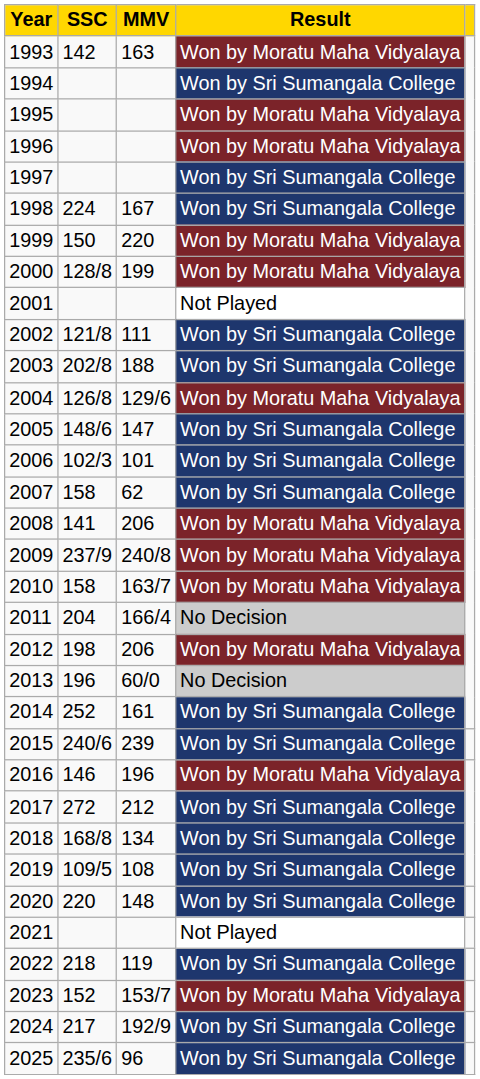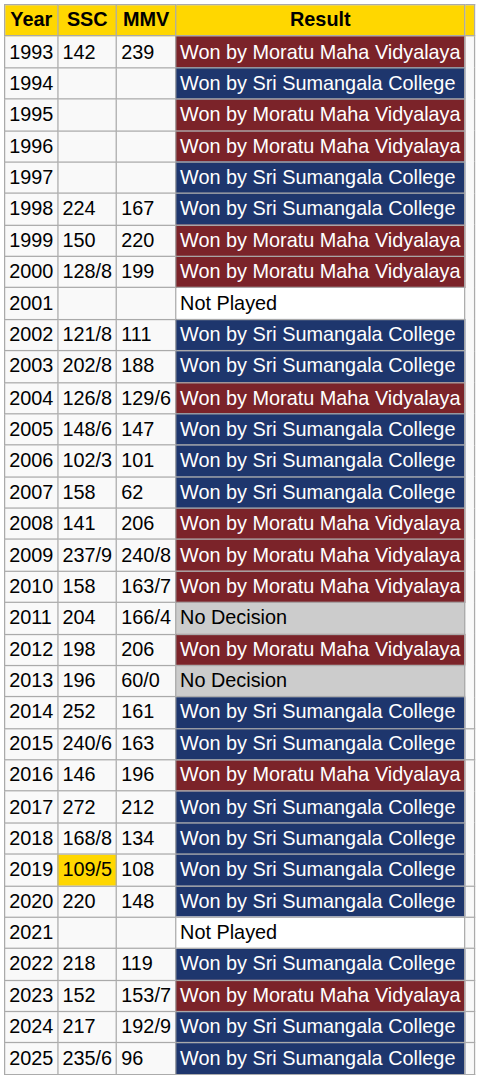(138, 51) 163 -> (138, 51) 239
(138, 743) 239 -> (138, 743) 163
(87, 869) no background -> (87, 869) gold background
